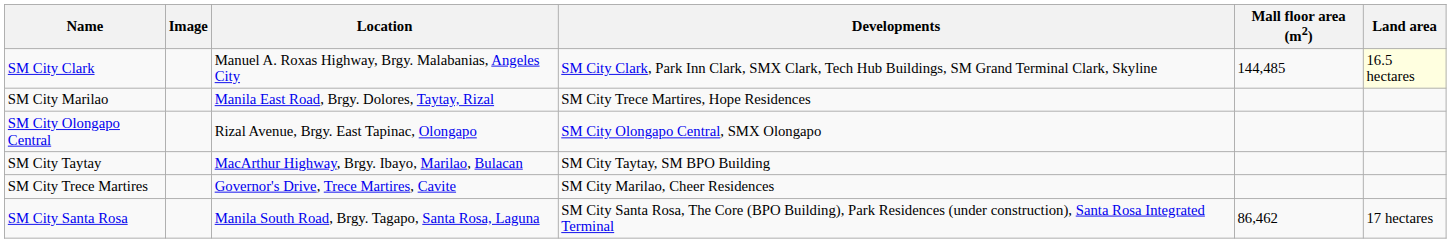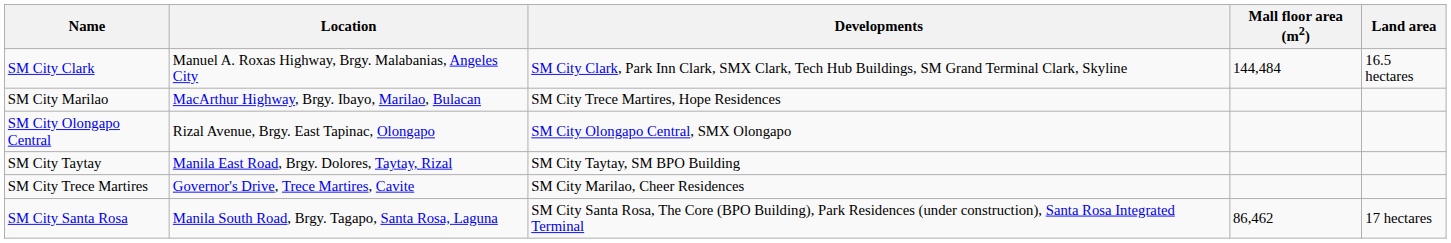- column: (188, 26)
(1261, 68) 144,485 -> (1257, 68) 144,484
(1391, 68) lightyellow background -> (1389, 68) no background
(354, 99) Manila East Road, Brgy. Dolores, Taytay, Rizal -> (327, 99) MacArthur Highway, Brgy. Ibayo, Marilao, Bulacan
(369, 163) MacArthur Highway, Brgy. Ibayo, Marilao, Bulacan -> (313, 163) Manila East Road, Brgy. Dolores, Taytay, Rizal
